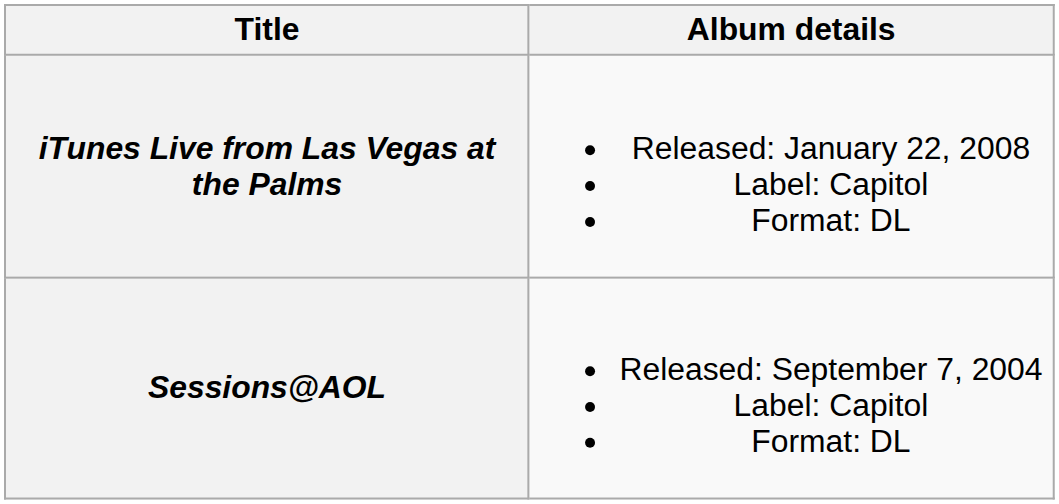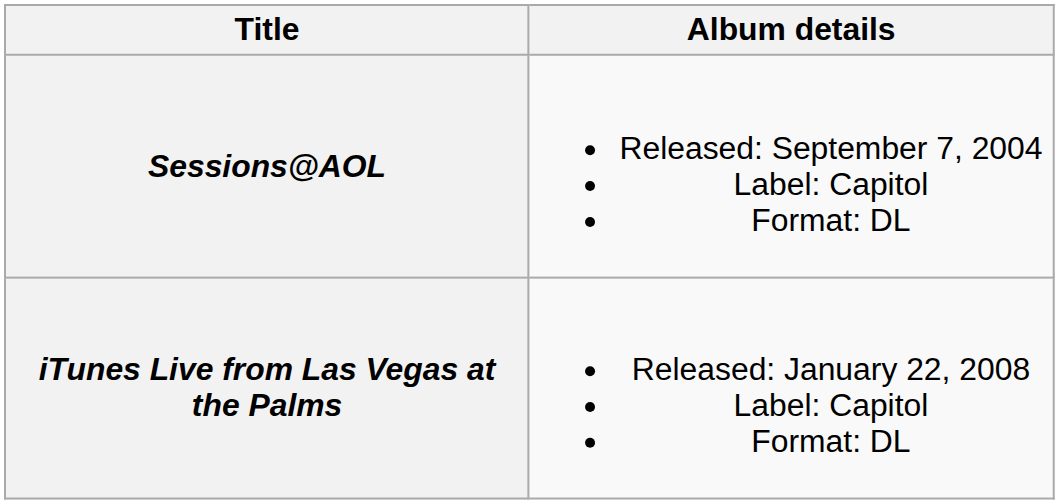rows swapped: (267, 387) <-> (267, 165)
